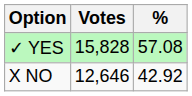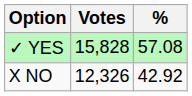(102, 76) 12,646 -> (102, 76) 12,326
